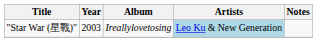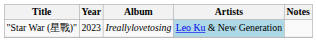(91, 28) 2003 -> (91, 28) 2023
